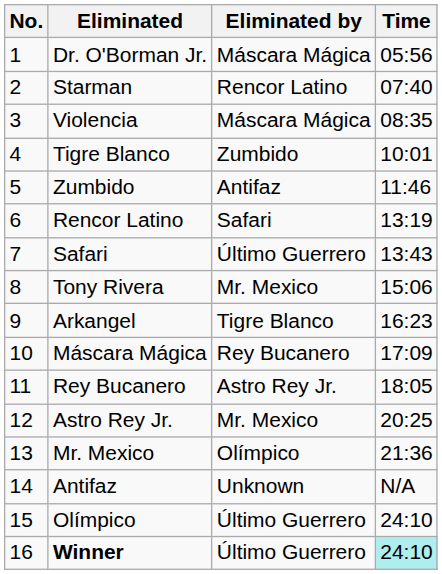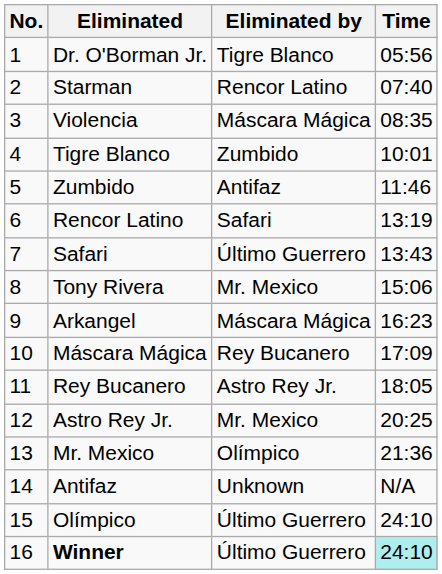(294, 54) Máscara Mágica -> (275, 54) Tigre Blanco
(275, 320) Tigre Blanco -> (294, 320) Máscara Mágica
